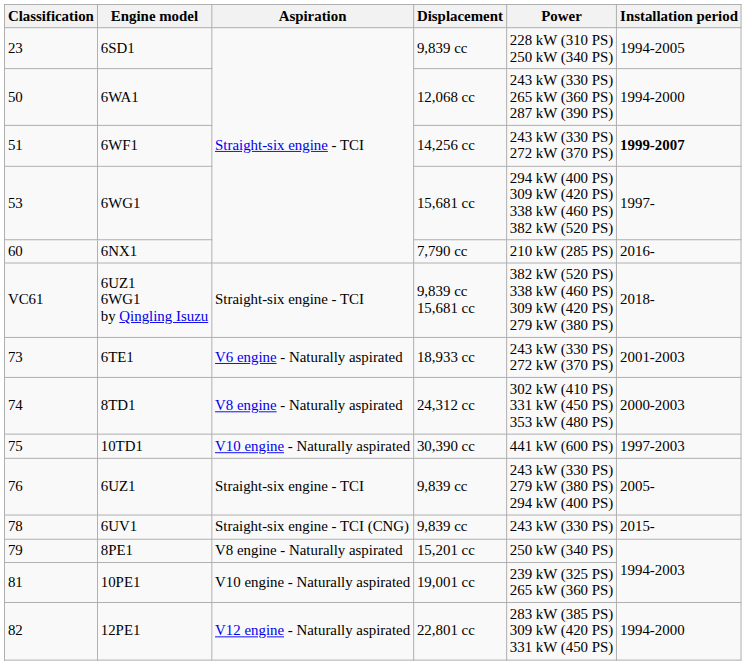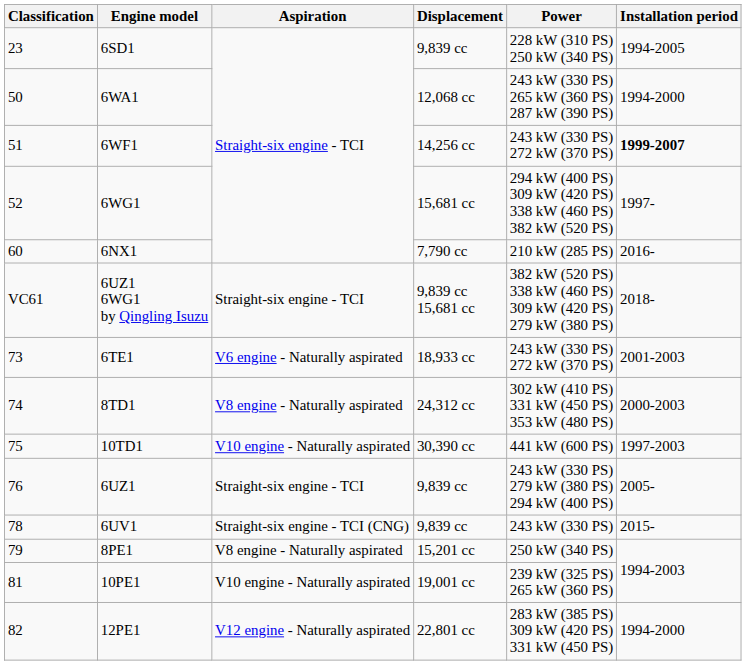(15, 202) 53 -> (15, 202) 52
